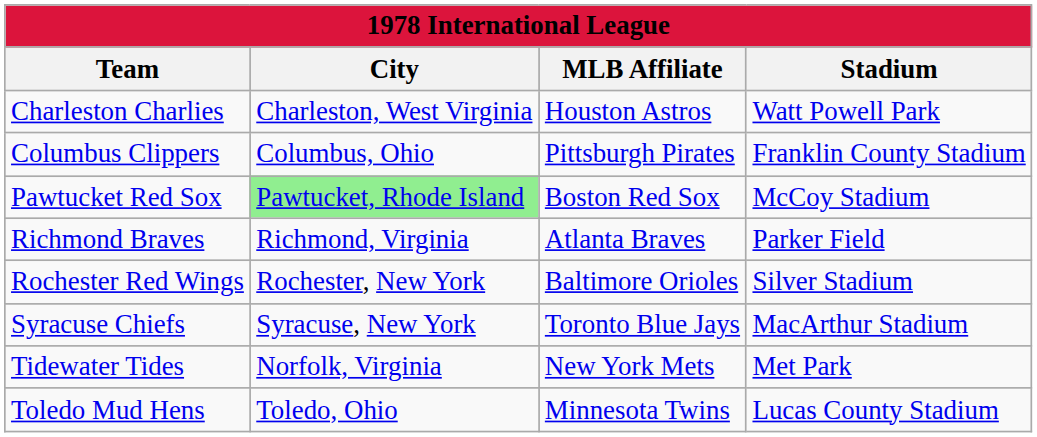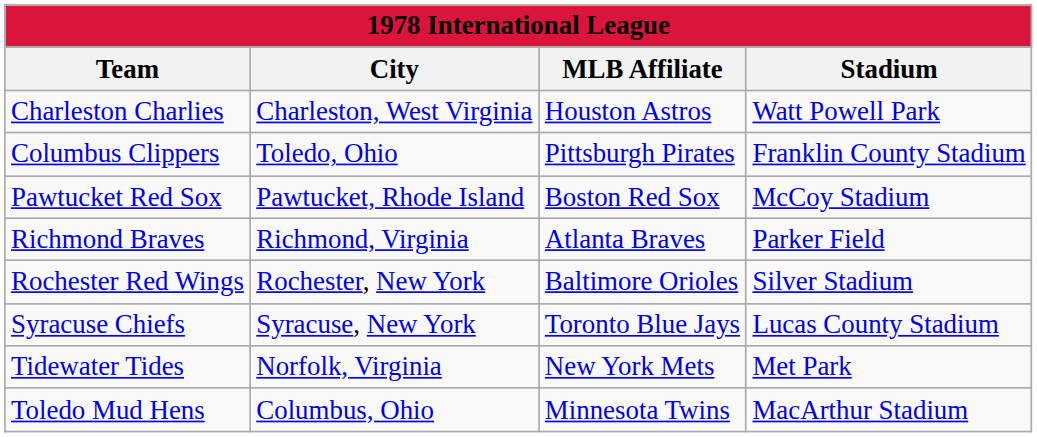(345, 153) Columbus, Ohio -> (327, 153) Toledo, Ohio
(390, 196) lightgreen background -> (390, 196) no background
(860, 324) MacArthur Stadium -> (876, 324) Lucas County Stadium
(327, 409) Toledo, Ohio -> (345, 409) Columbus, Ohio
(876, 409) Lucas County Stadium -> (860, 409) MacArthur Stadium
